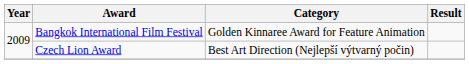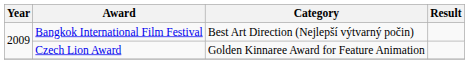(316, 31) Golden Kinnaree Award for Feature Animation -> (311, 31) Best Art Direction (Nejlepší výtvarný počin)
(311, 50) Best Art Direction (Nejlepší výtvarný počin) -> (316, 50) Golden Kinnaree Award for Feature Animation
